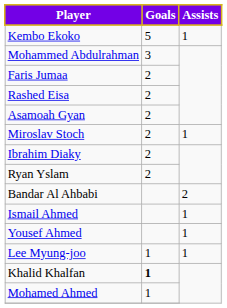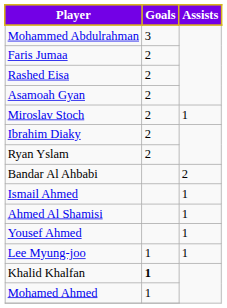- row: (44, 35)
+ row: (55, 213)
